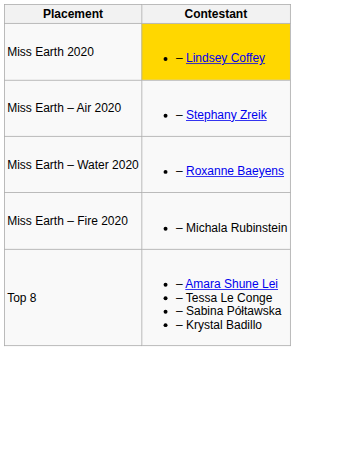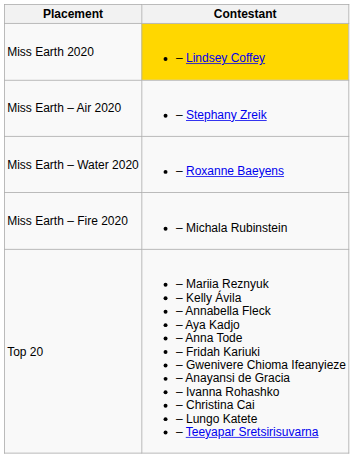- row: (22, 298)
+ row: (25, 351)
